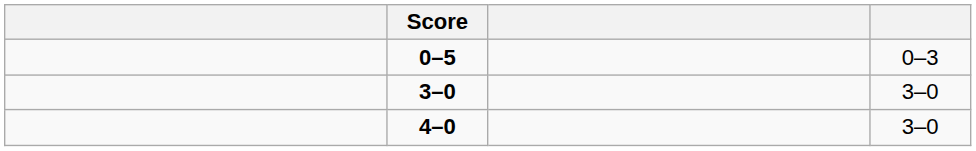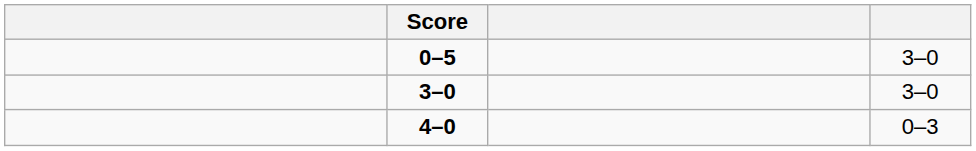(920, 57) 0–3 -> (920, 57) 3–0
(920, 127) 3–0 -> (920, 127) 0–3
